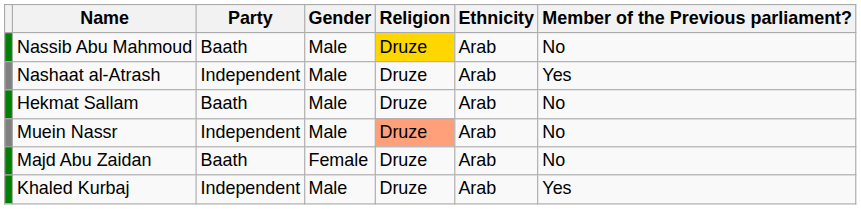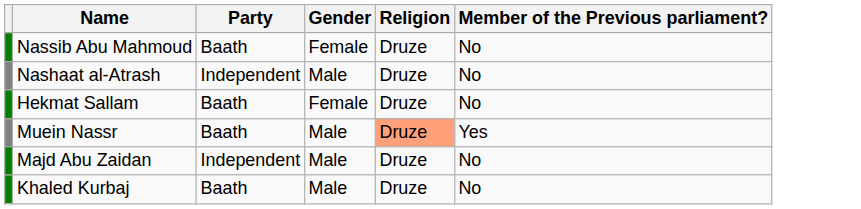- column: (496, 18)
(328, 47) Male -> (338, 47) Female
(403, 47) gold background -> (403, 47) no background
(557, 75) Yes -> (470, 75) No
(328, 103) Male -> (338, 103) Female
(250, 132) Independent -> (224, 132) Baath
(554, 132) No -> (473, 132) Yes
(224, 160) Baath -> (250, 160) Independent
(338, 160) Female -> (328, 160) Male
(250, 189) Independent -> (224, 189) Baath
(557, 189) Yes -> (470, 189) No
